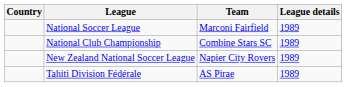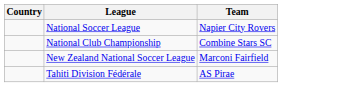- column: (310, 12)
(234, 27) Marconi Fairfield -> (237, 27) Napier City Rovers
(237, 58) Napier City Rovers -> (234, 58) Marconi Fairfield
